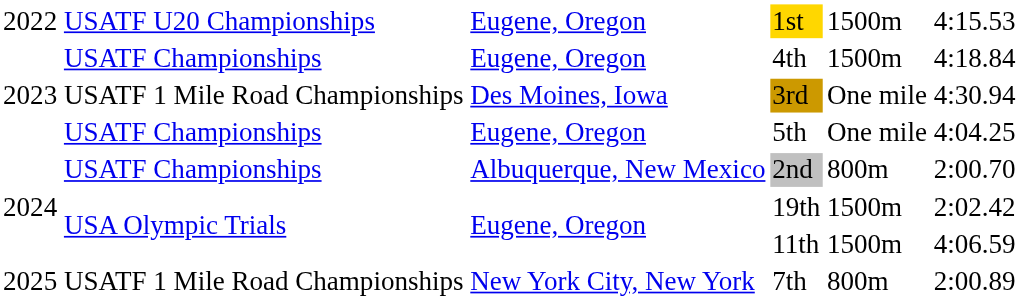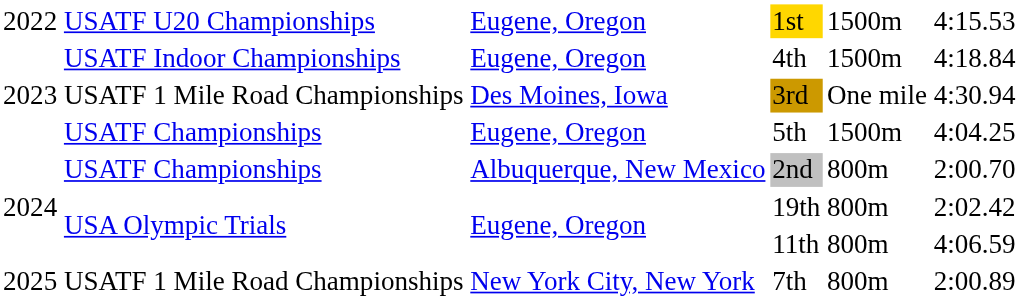(193, 58) USATF Championships -> (232, 58) USATF Indoor Championships
(877, 132) One mile -> (865, 132) 1500m
(865, 206) 1500m -> (858, 206) 800m
(865, 244) 1500m -> (858, 244) 800m
